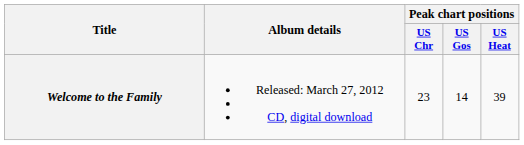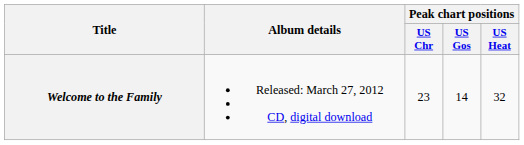(500, 97) 39 -> (500, 97) 32
